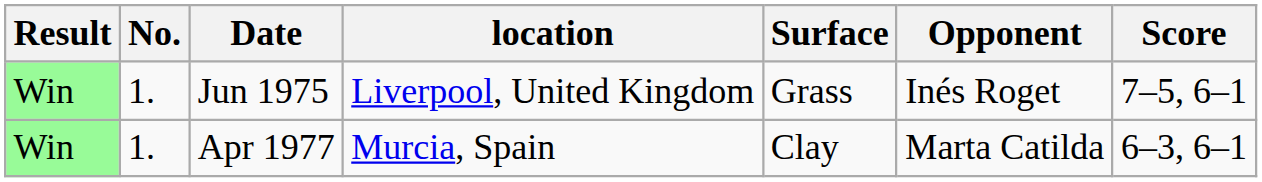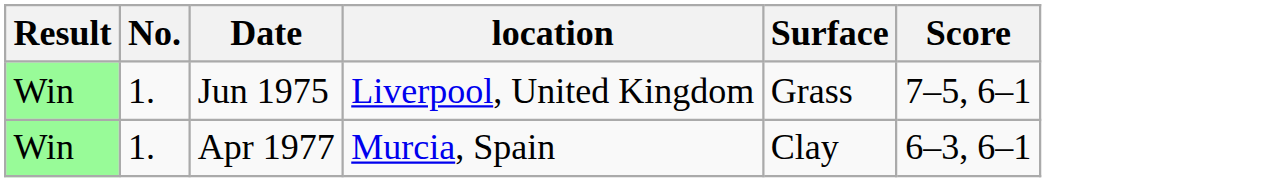- column: (1005, 33)
